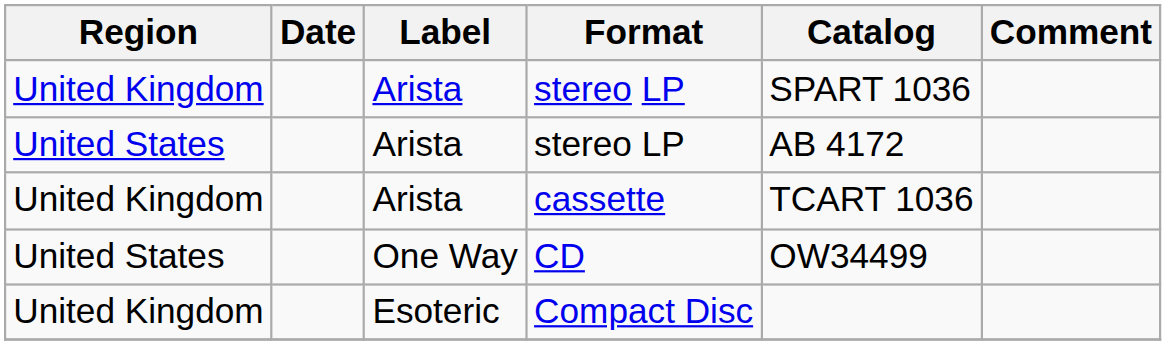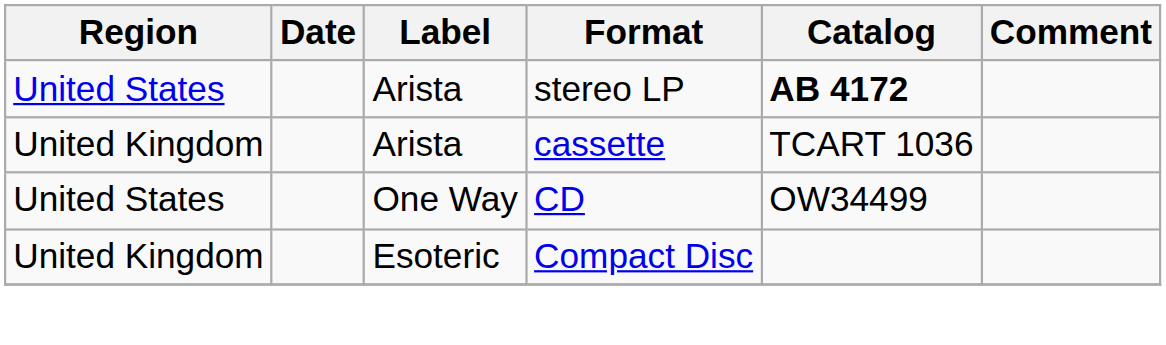- row: (138, 88)
(837, 144) normal -> (839, 88) bold
